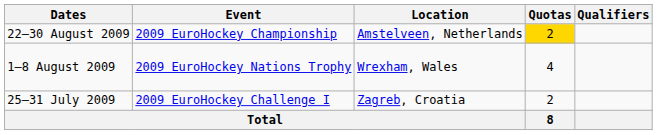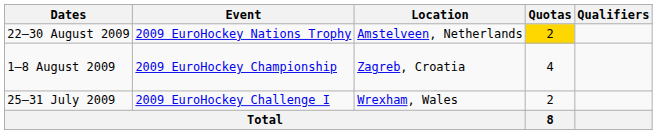(236, 34) 2009 EuroHockey Championship -> (243, 34) 2009 EuroHockey Nations Trophy
(243, 67) 2009 EuroHockey Nations Trophy -> (236, 67) 2009 EuroHockey Championship
(408, 67) Wrexham, Wales -> (411, 67) Zagreb, Croatia
(411, 100) Zagreb, Croatia -> (408, 100) Wrexham, Wales
